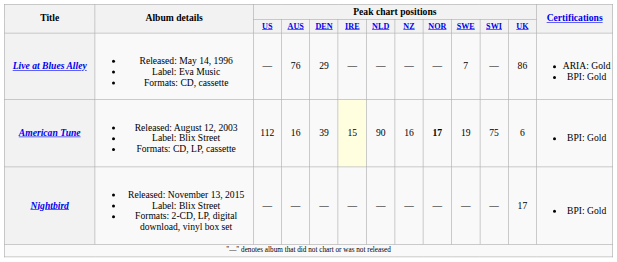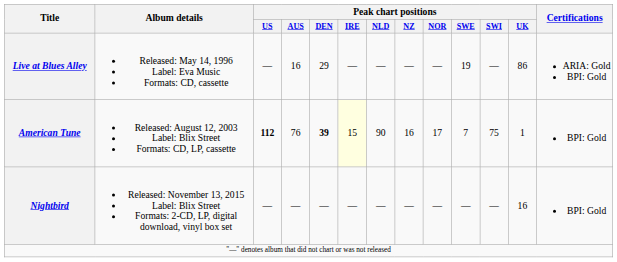(296, 66) 76 -> (296, 66) 16
(466, 66) 7 -> (466, 66) 19
(267, 133) normal -> (267, 133) bold
(296, 133) 16 -> (296, 133) 76
(324, 133) normal -> (324, 133) bold
(437, 133) bold -> (437, 133) normal
(466, 133) 19 -> (466, 133) 7
(522, 133) 6 -> (522, 133) 1
(522, 205) 17 -> (522, 205) 16
